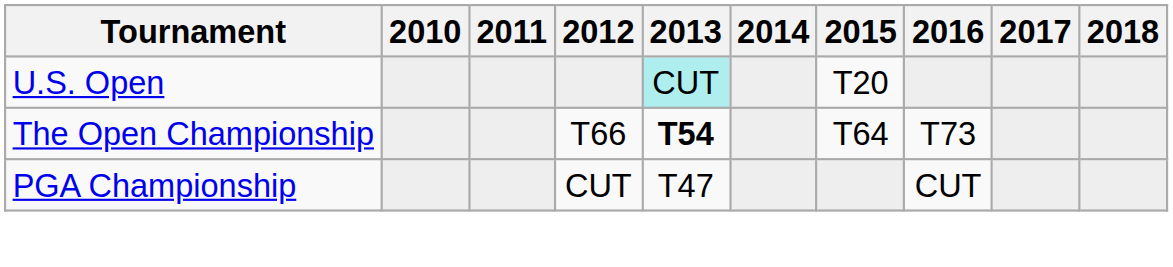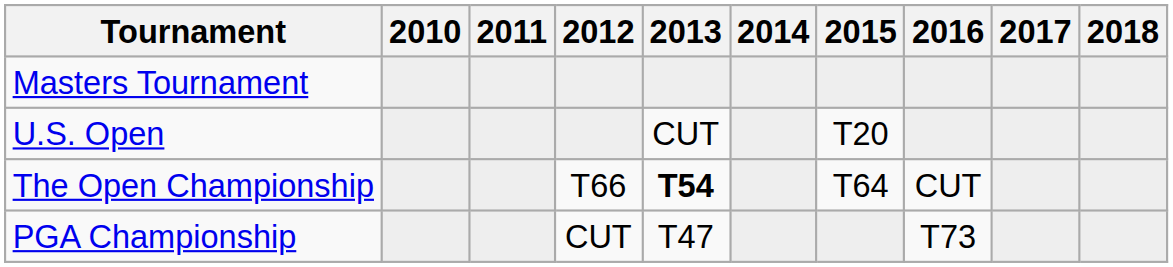+ row: (160, 82)
(686, 82) paleturquoise background -> (686, 134) no background
(948, 134) T73 -> (948, 185) CUT
(948, 185) CUT -> (948, 237) T73
